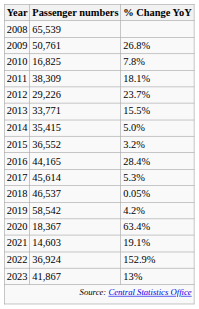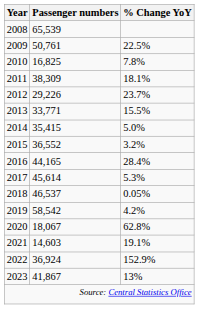(137, 45) 26.8% -> (137, 45) 22.5%
(47, 227) 18,367 -> (47, 227) 18,067
(137, 227) 63.4% -> (137, 227) 62.8%
